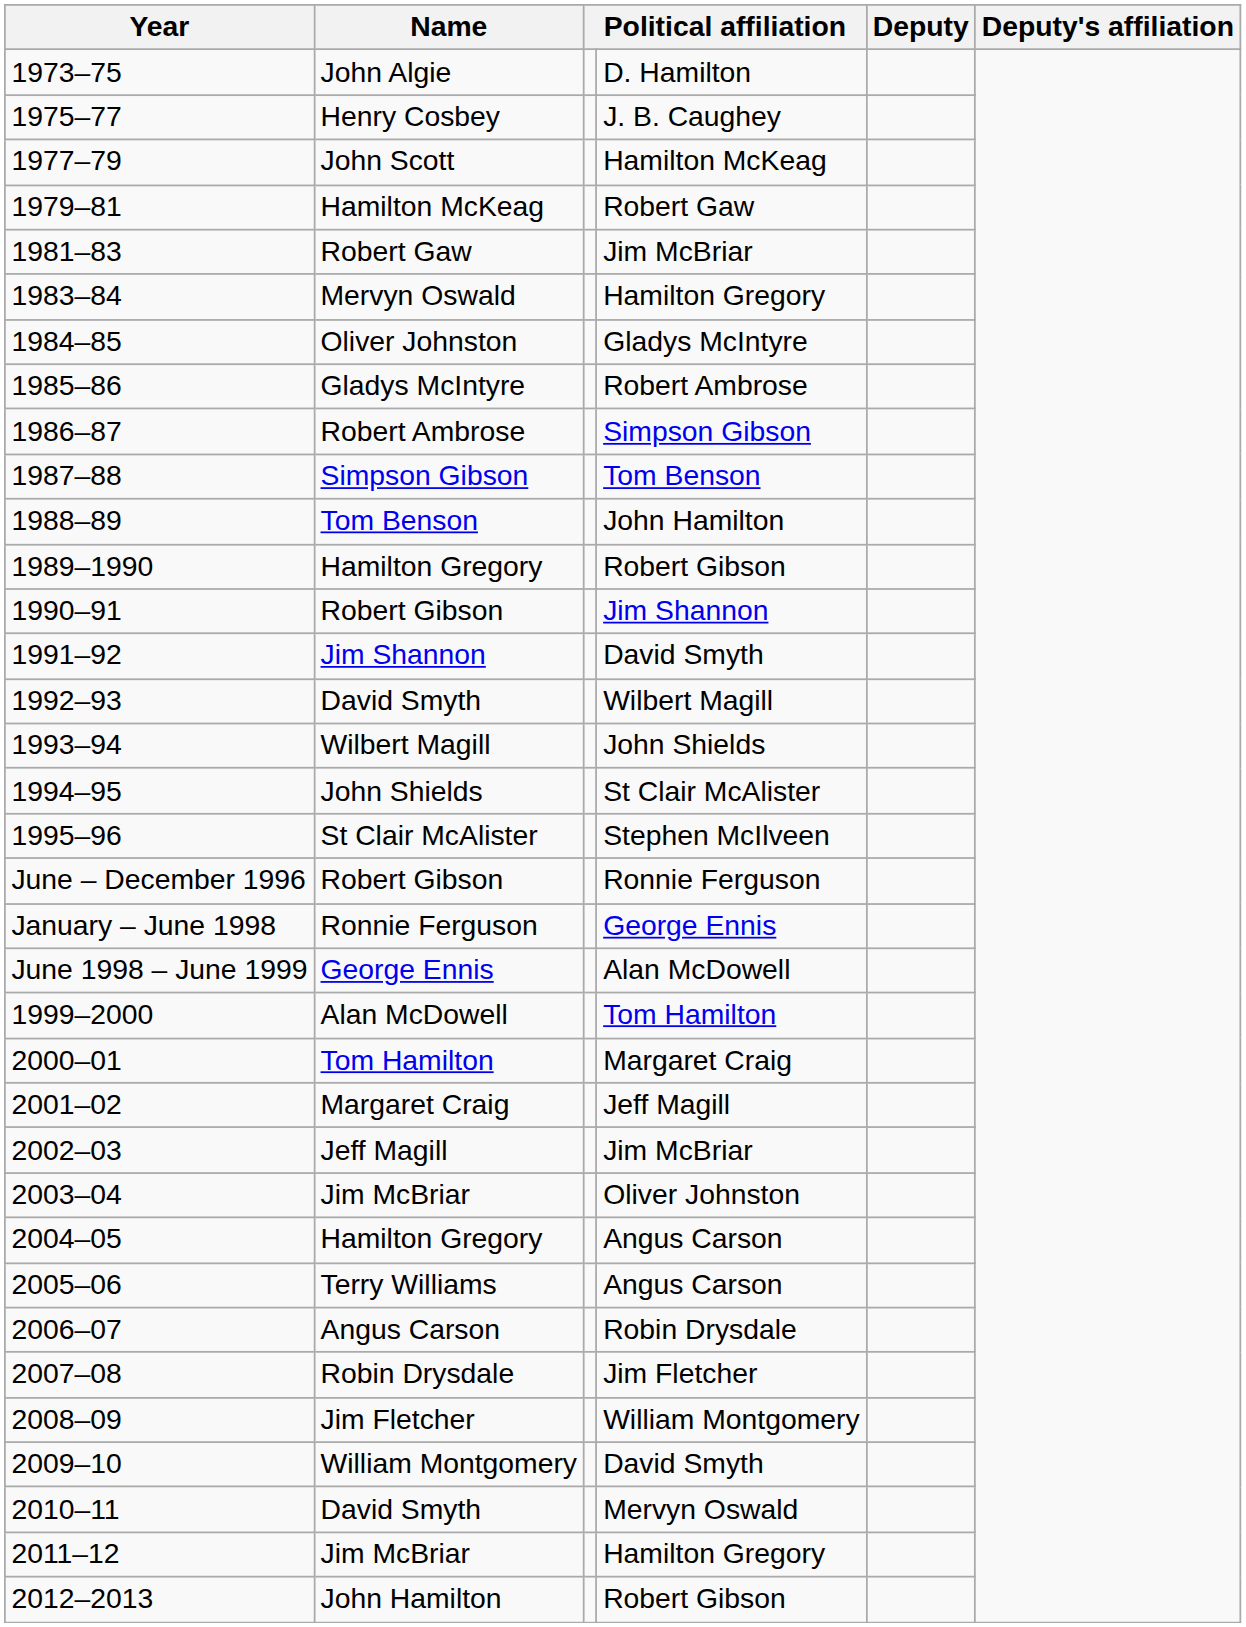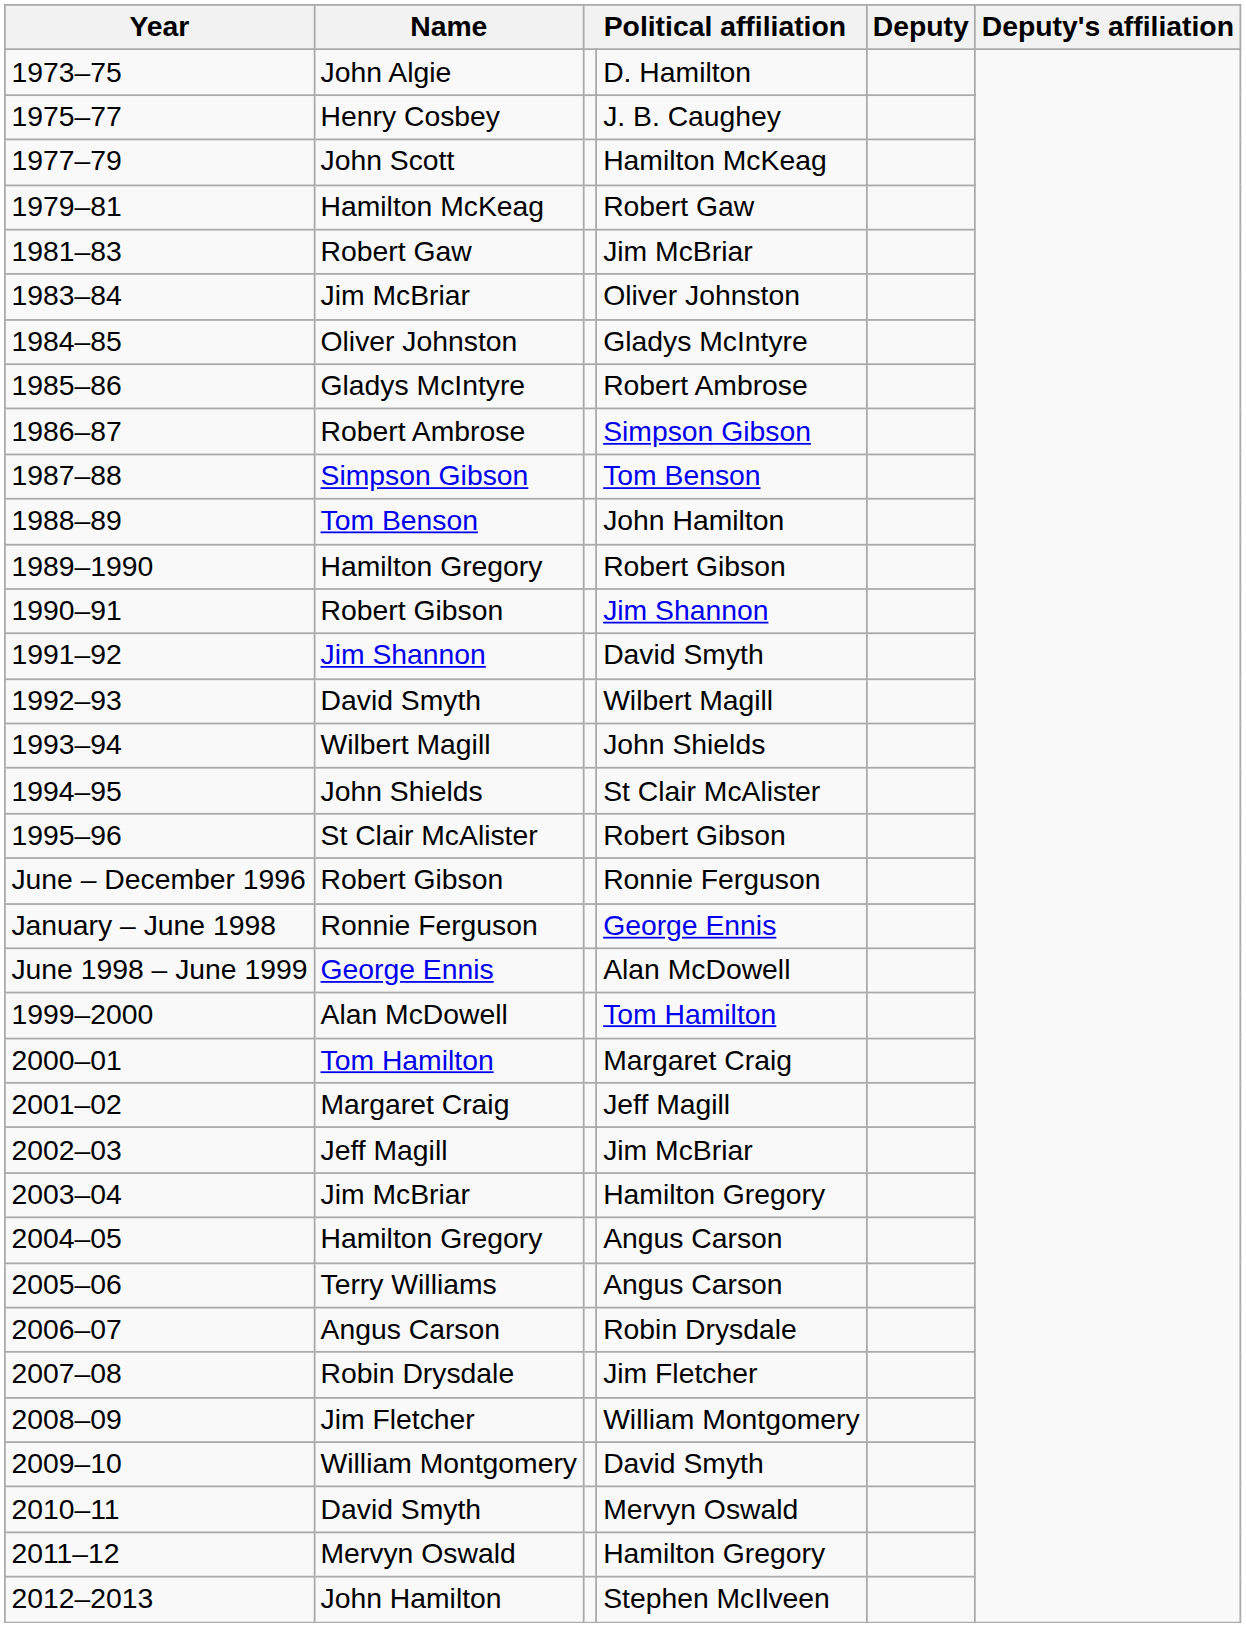(418, 296) Mervyn Oswald -> (395, 296) Jim McBriar
(714, 296) Hamilton Gregory -> (702, 296) Oliver Johnston
(716, 835) Stephen McIlveen -> (694, 835) Robert Gibson
(702, 1194) Oliver Johnston -> (714, 1194) Hamilton Gregory
(395, 1554) Jim McBriar -> (418, 1554) Mervyn Oswald
(694, 1598) Robert Gibson -> (716, 1598) Stephen McIlveen
